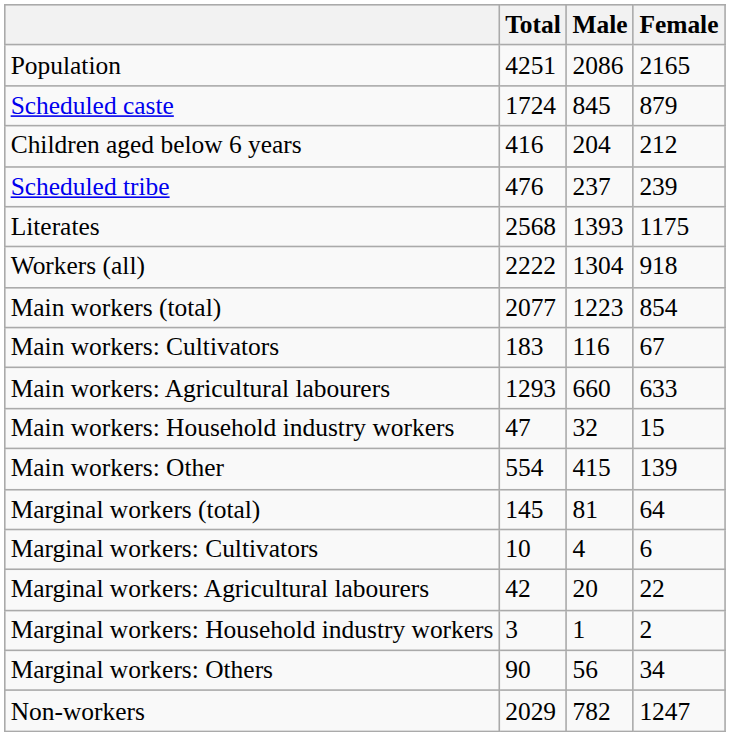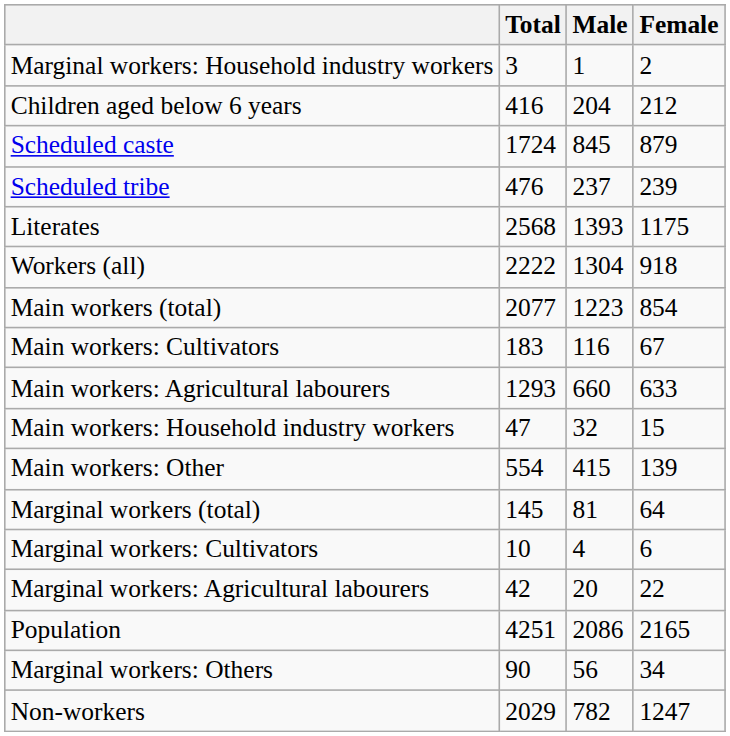rows swapped: (66, 65) <-> (252, 629)
rows swapped: (156, 145) <-> (92, 105)
